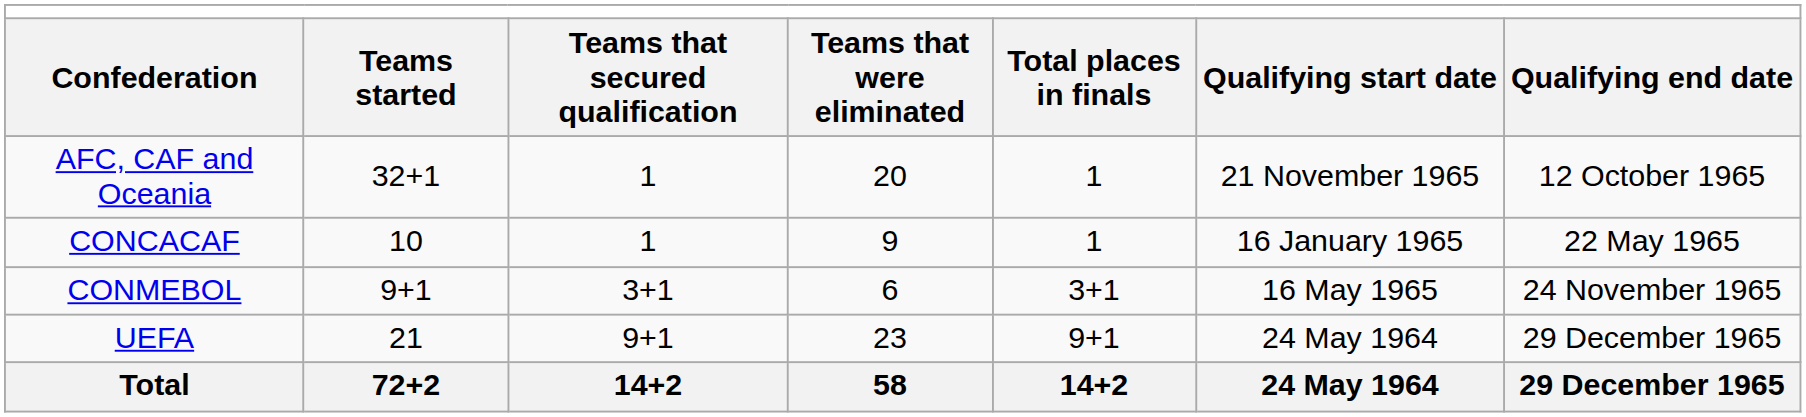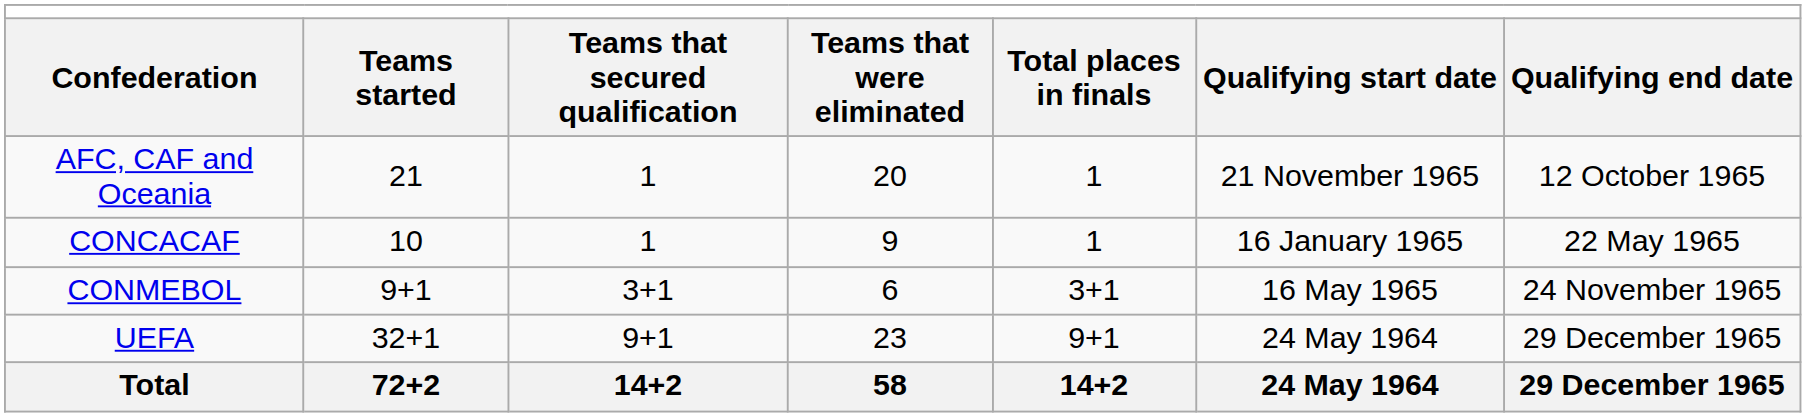(406, 176) 32+1 -> (406, 176) 21
(406, 338) 21 -> (406, 338) 32+1
